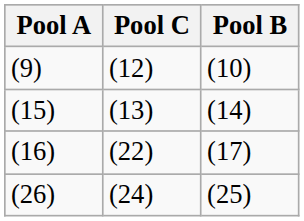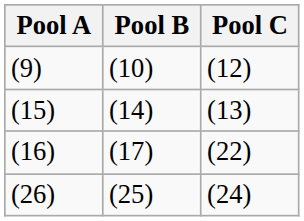columns swapped: (250, 25) <-> (152, 25)
